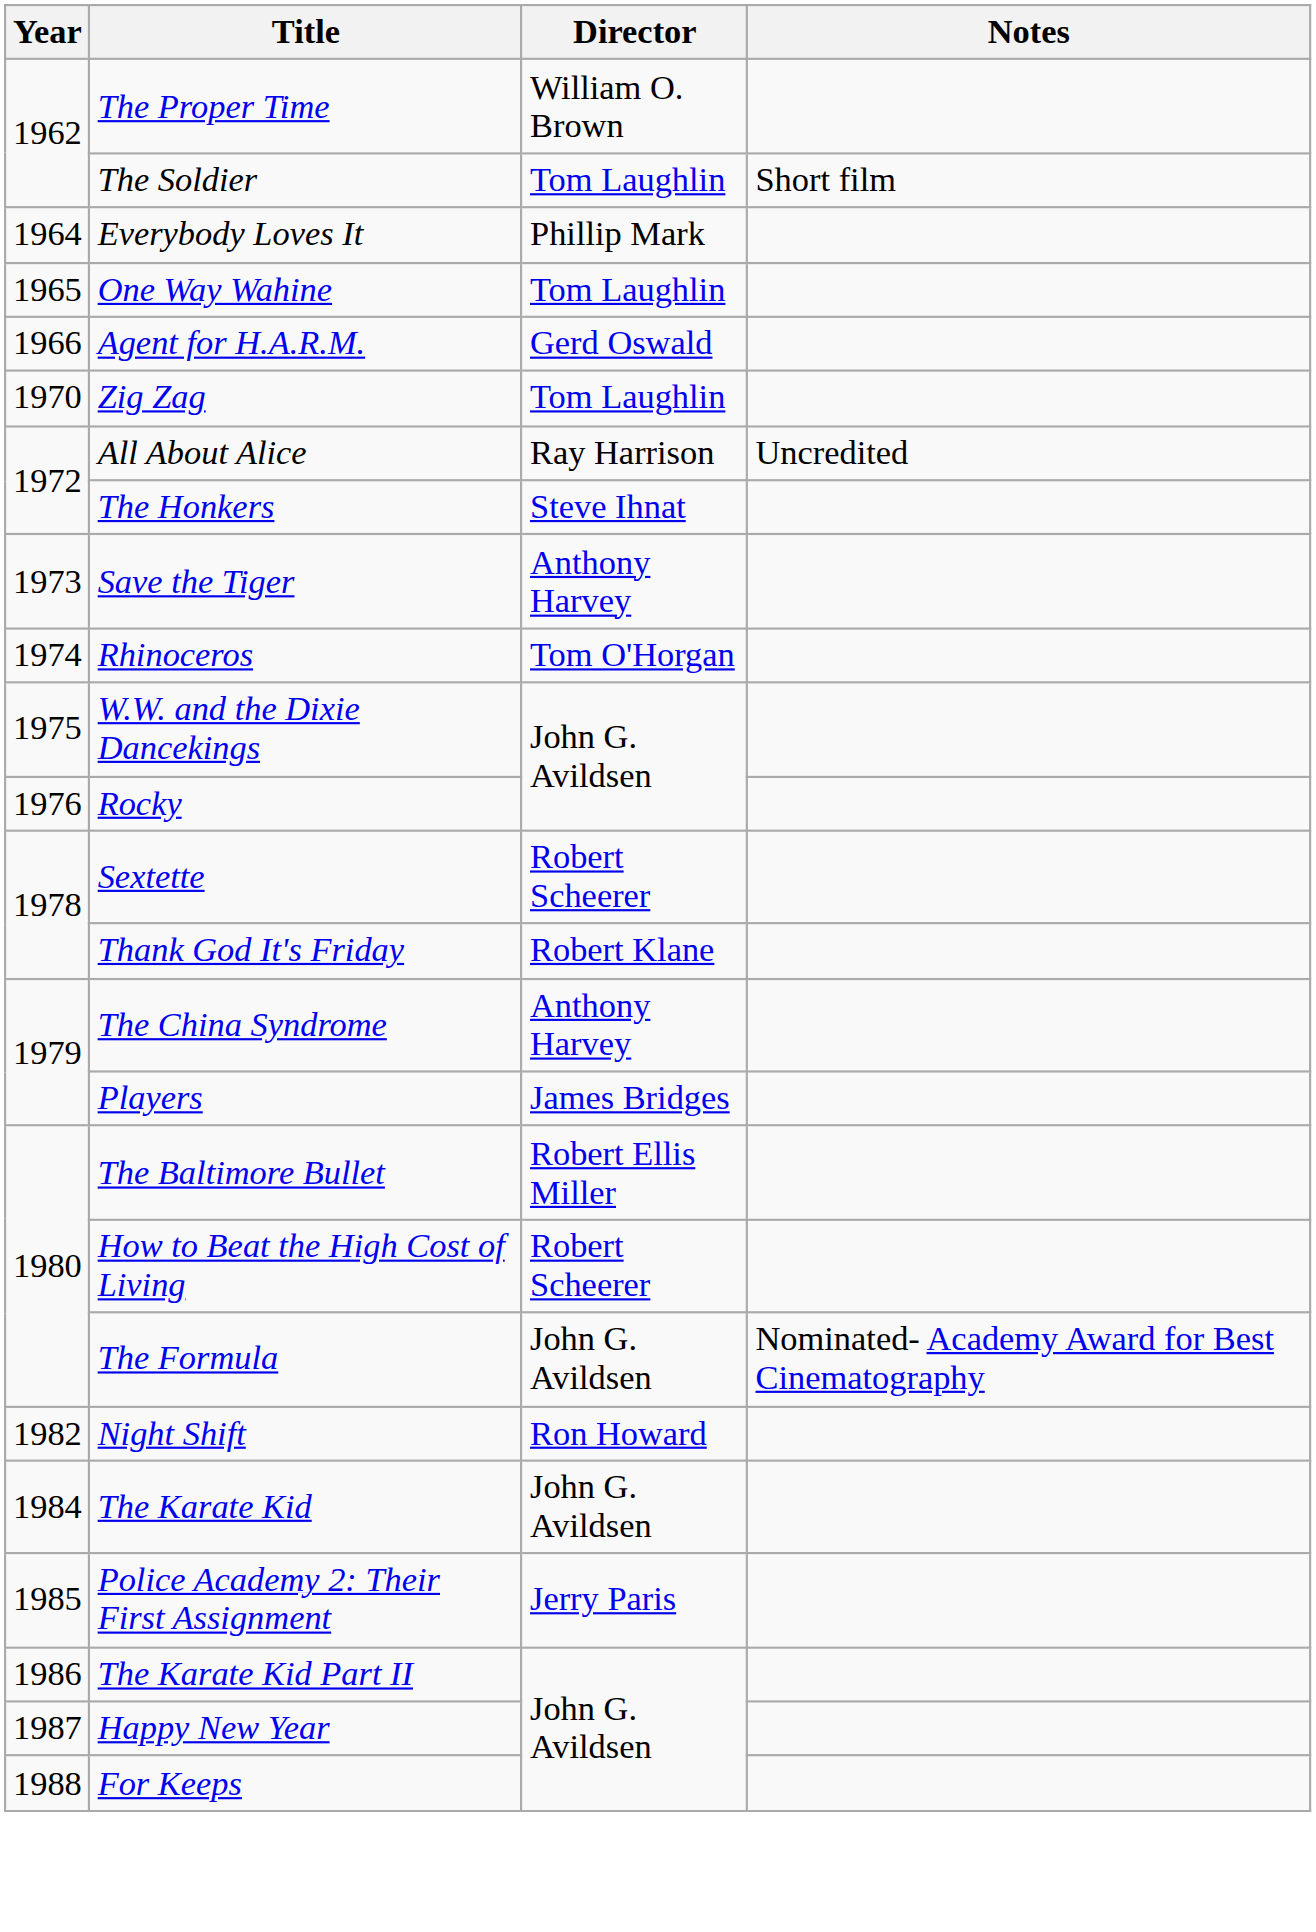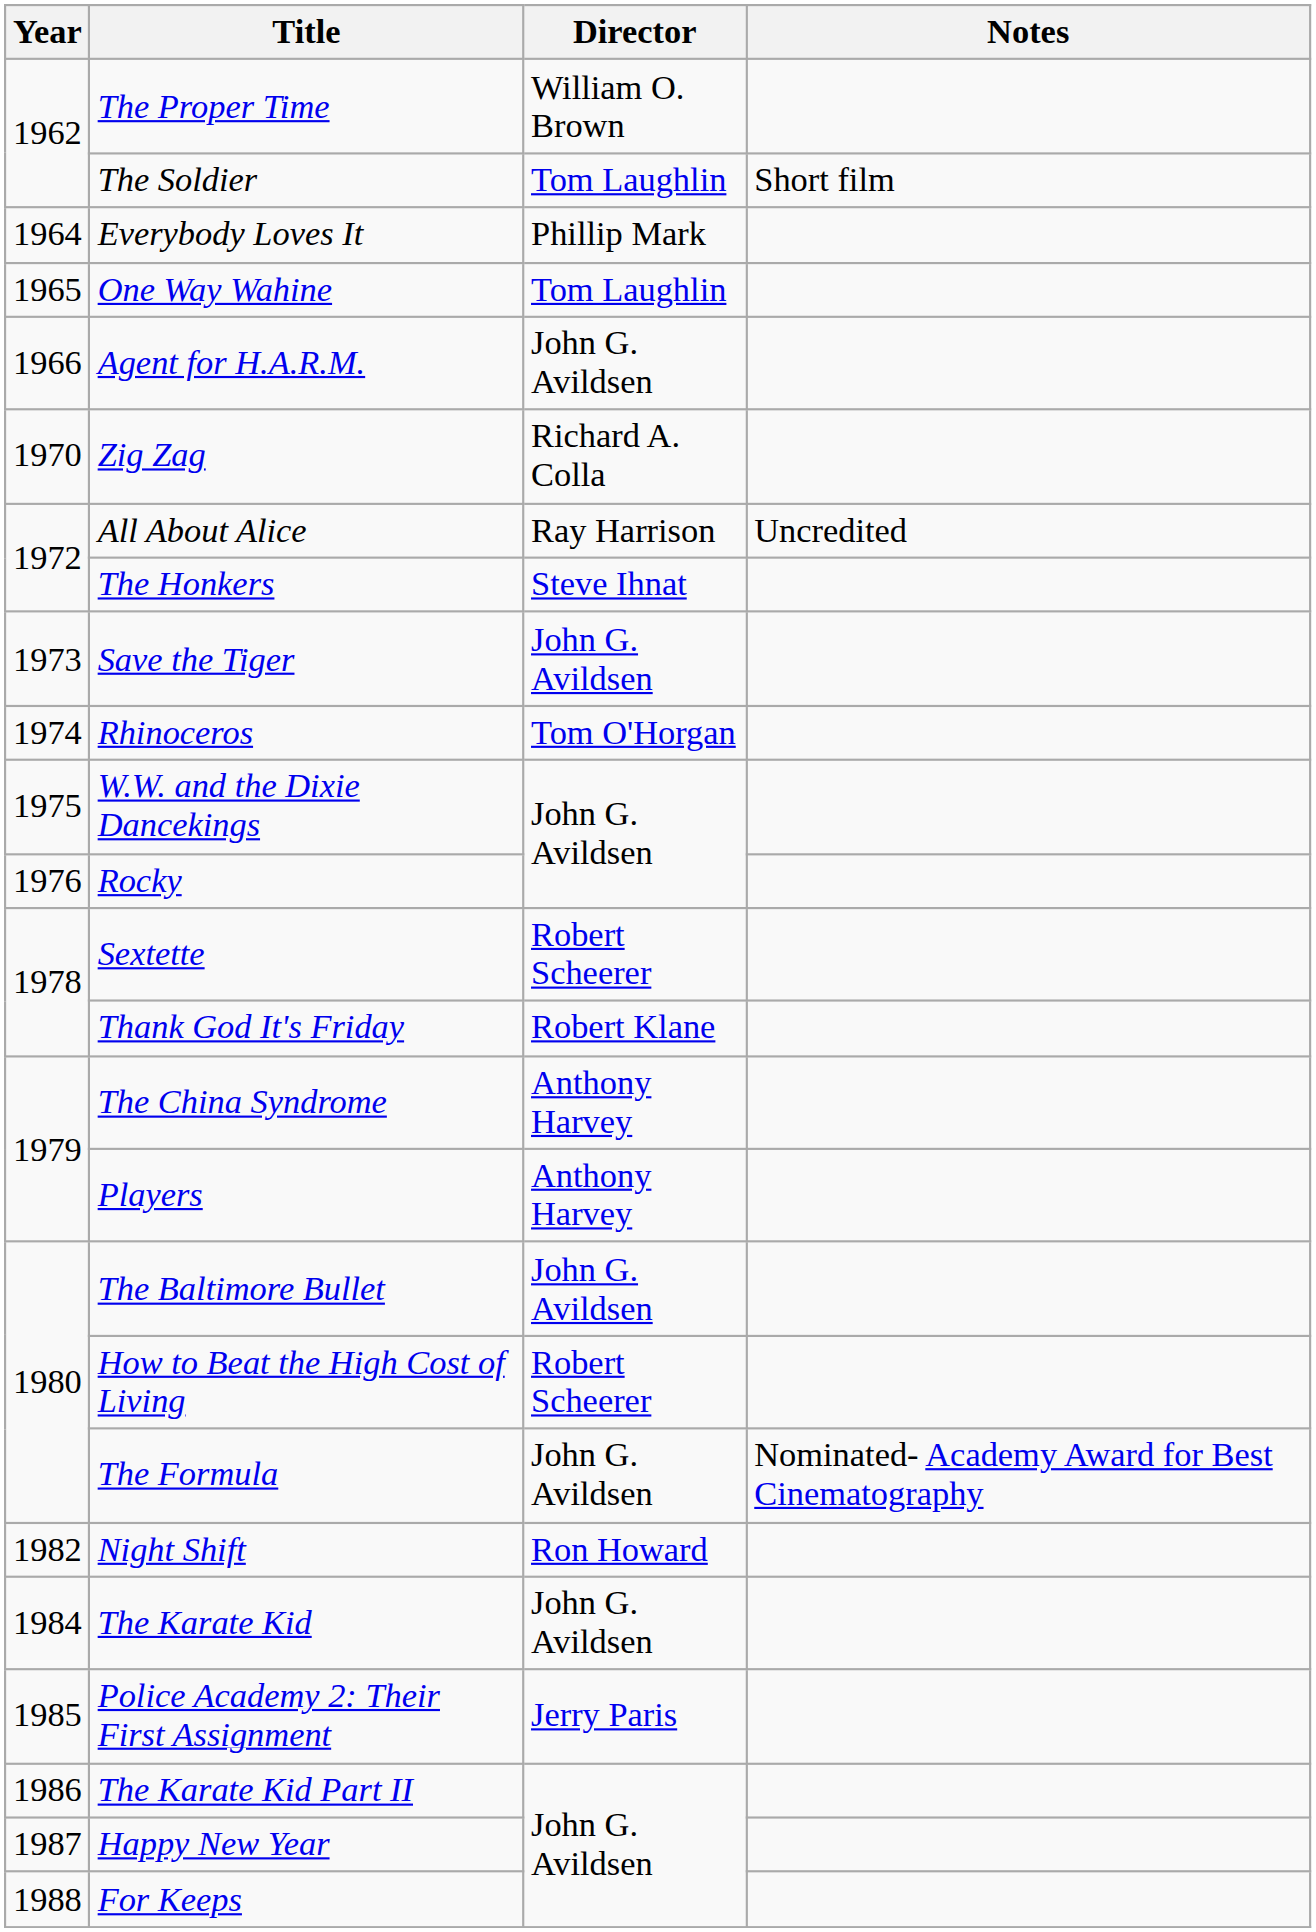(621, 343) Gerd Oswald -> (592, 362) John G. Avildsen
(628, 397) Tom Laughlin -> (606, 455) Richard A. Colla
(590, 580) Anthony Harvey -> (592, 658) John G. Avildsen
(630, 1098) James Bridges -> (591, 1194) Anthony Harvey
(613, 1172) Robert Ellis Miller -> (592, 1288) John G. Avildsen
